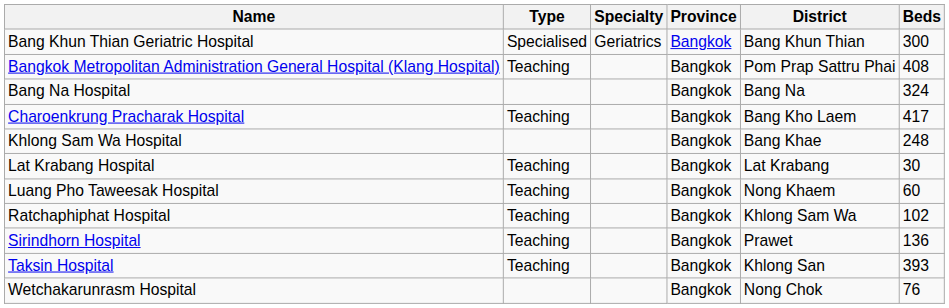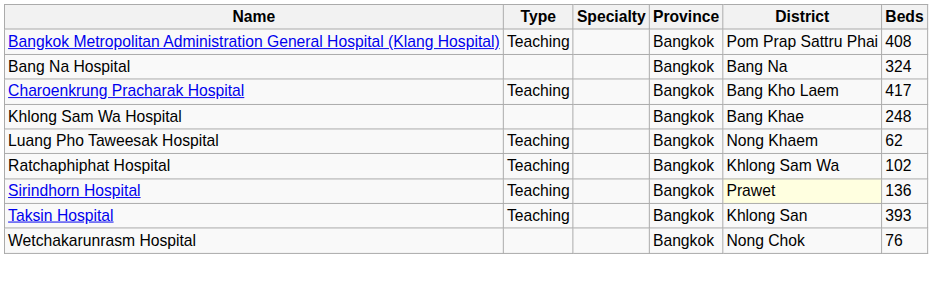- row: (131, 41)
- row: (81, 166)
(911, 191) 60 -> (894, 141) 62
(768, 240) no background -> (751, 191) lightyellow background
